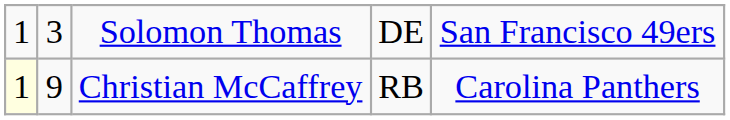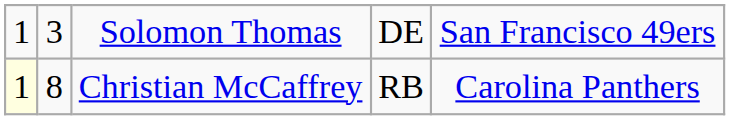(54, 85) 9 -> (54, 85) 8
